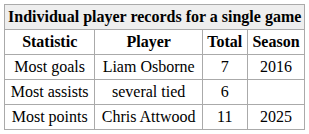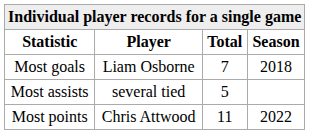(276, 66) 2016 -> (276, 66) 2018
(225, 92) 6 -> (225, 92) 5
(276, 116) 2025 -> (276, 116) 2022
